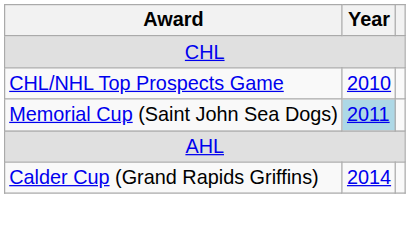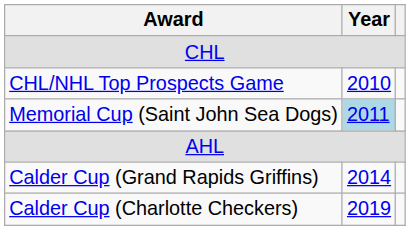+ row: (154, 209)
